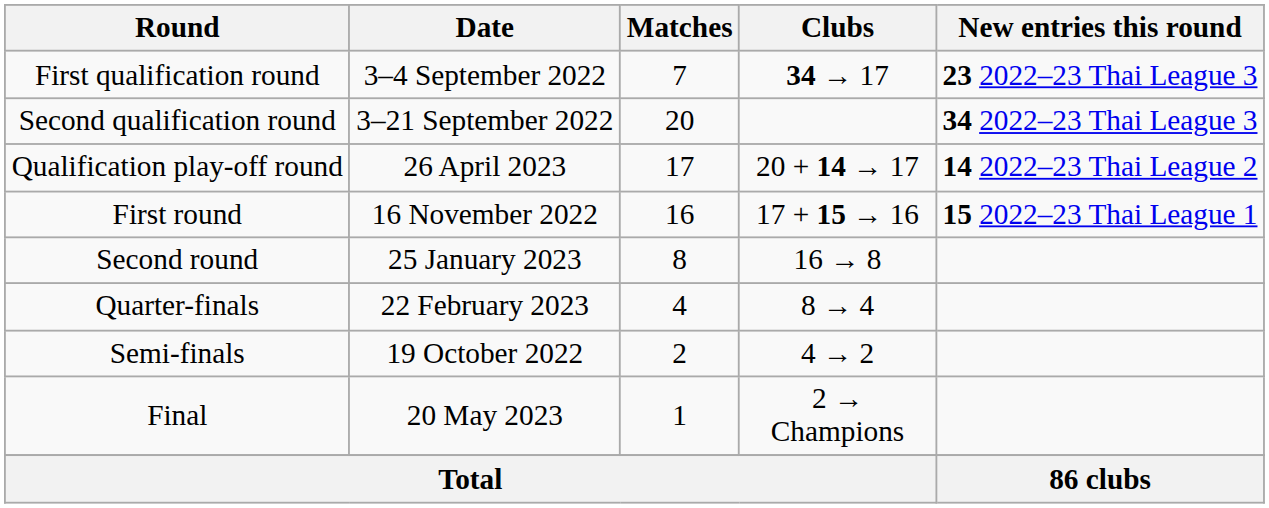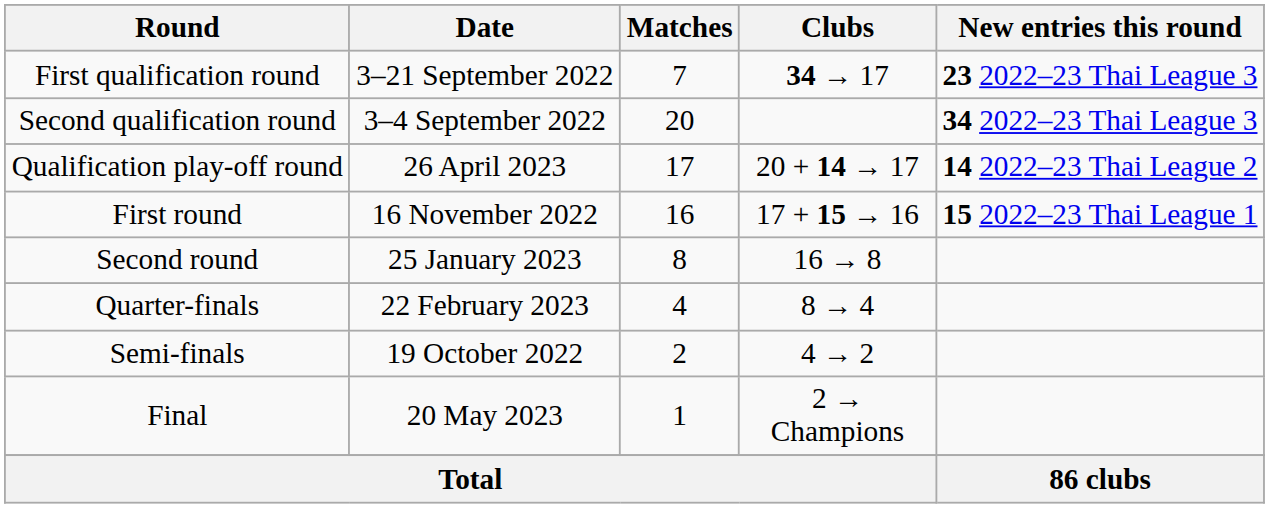(485, 74) 3–4 September 2022 -> (485, 74) 3–21 September 2022
(485, 120) 3–21 September 2022 -> (485, 120) 3–4 September 2022
